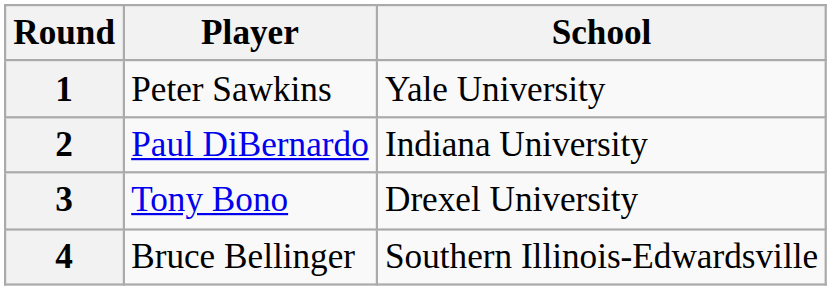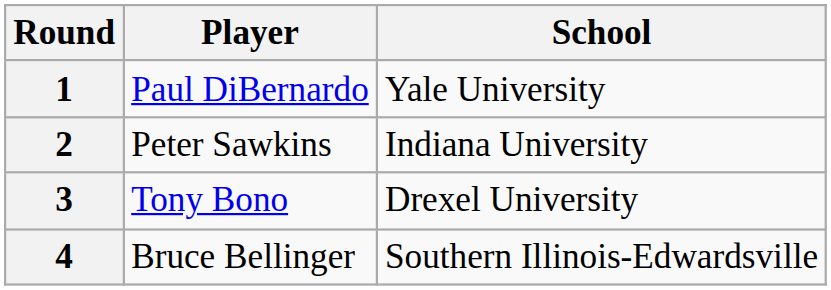(231, 88) Peter Sawkins -> (250, 88) Paul DiBernardo
(250, 144) Paul DiBernardo -> (231, 144) Peter Sawkins
